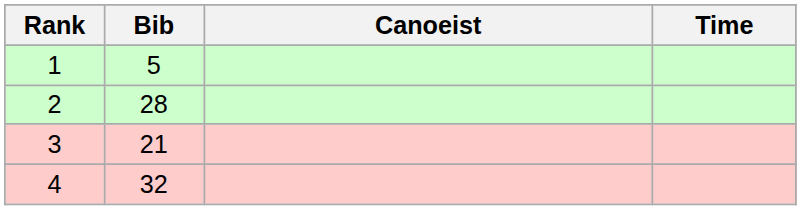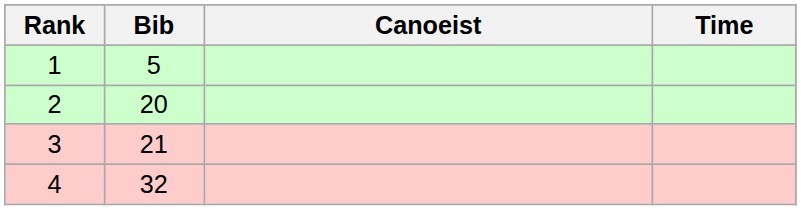(154, 105) 28 -> (154, 105) 20
